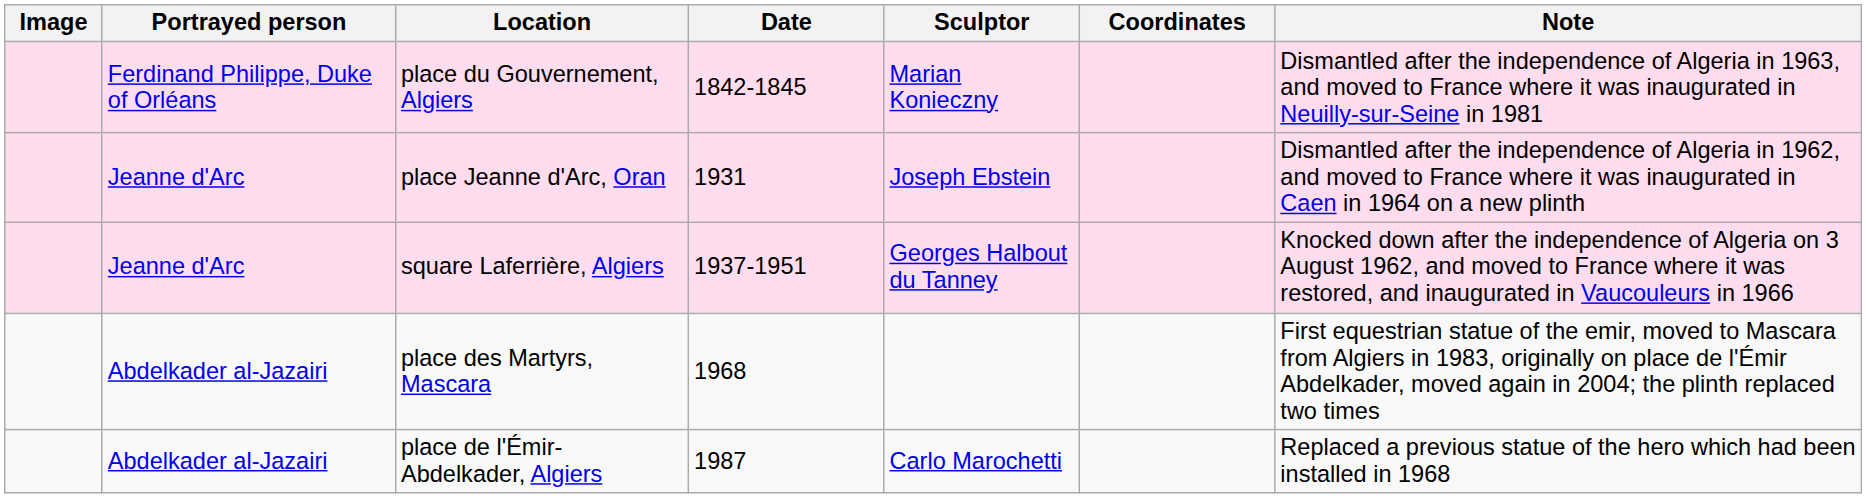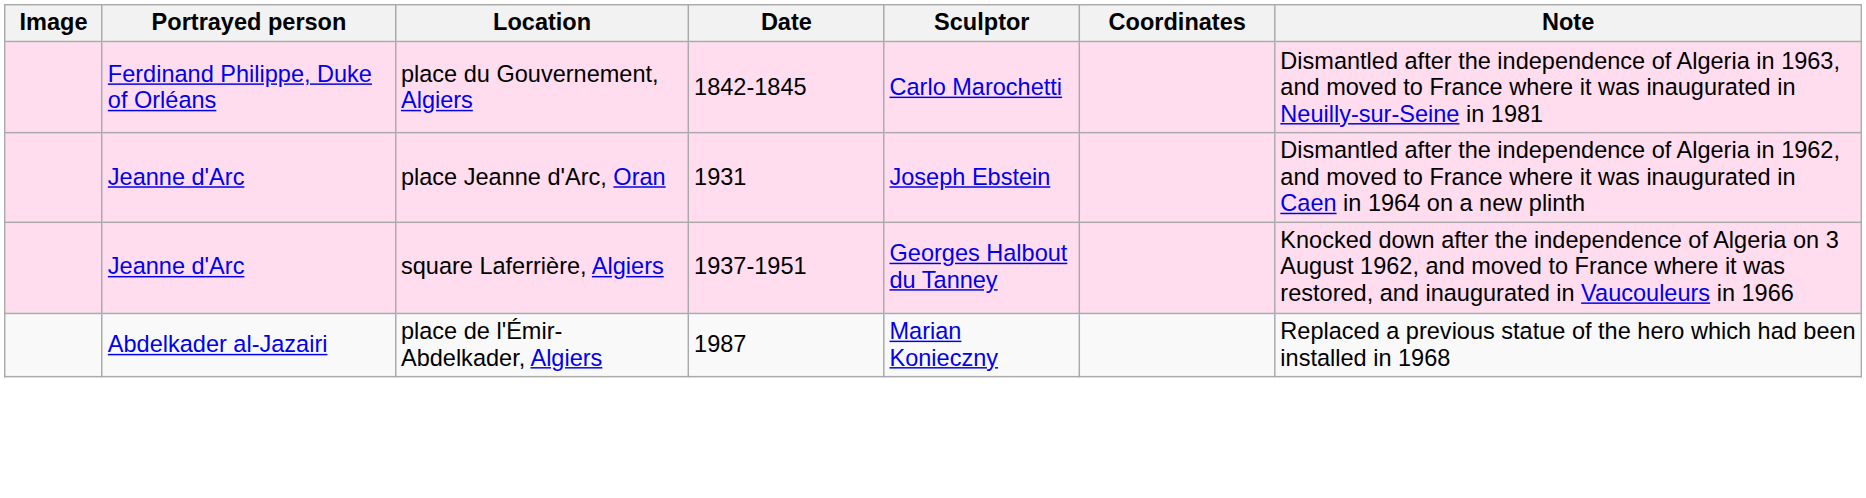(944, 86) Marian Konieczny -> (976, 86) Carlo Marochetti
- row: (497, 370)
(976, 461) Carlo Marochetti -> (944, 344) Marian Konieczny
